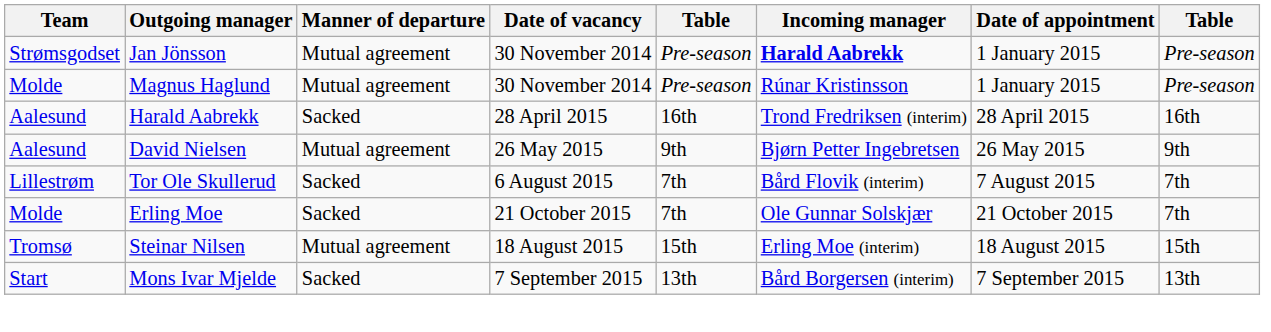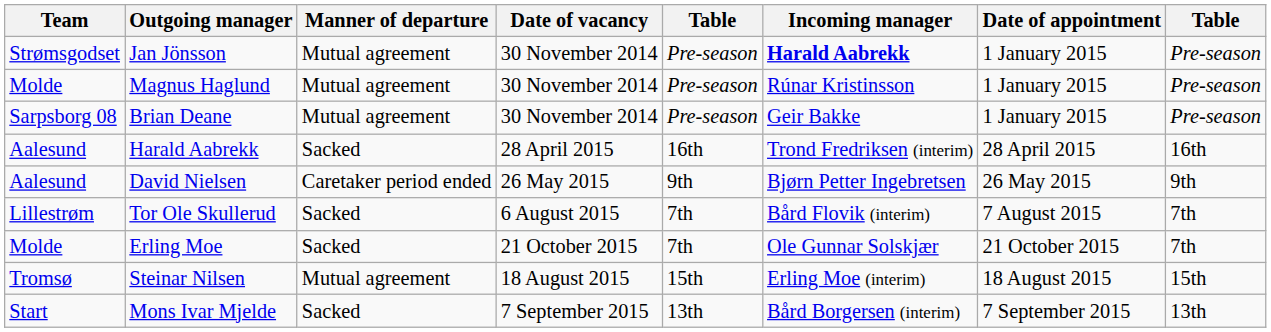+ row: (180, 117)
(376, 149) Mutual agreement -> (397, 181) Caretaker period ended
